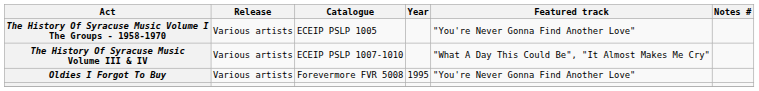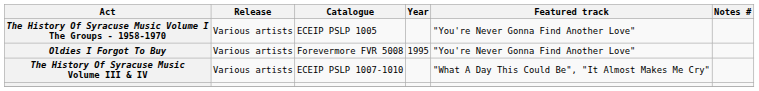rows swapped: (108, 56) <-> (108, 75)
